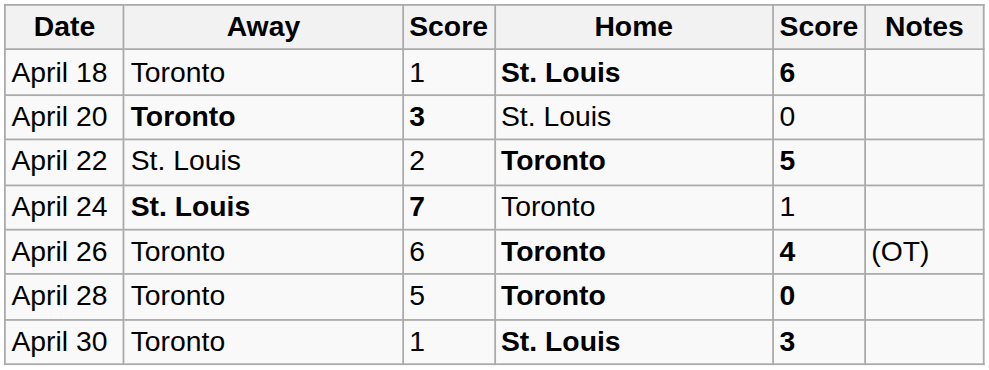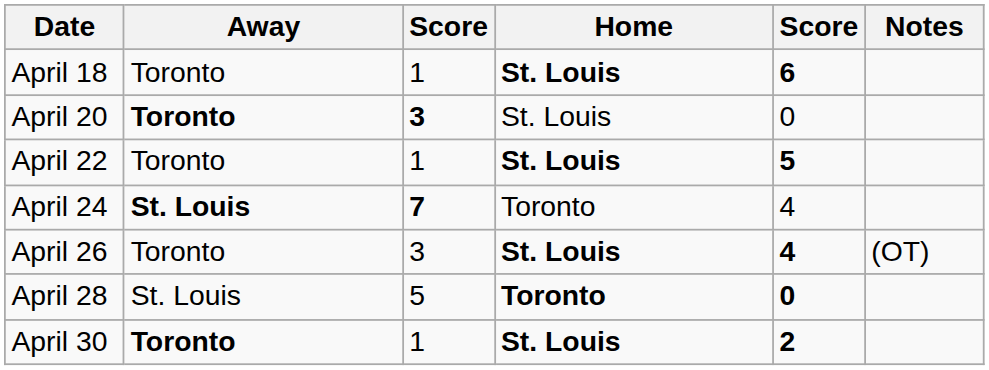(186, 161) St. Louis -> (178, 161) Toronto
(417, 161) 2 -> (417, 161) 1
(553, 161) Toronto -> (561, 161) St. Louis
(787, 206) 1 -> (787, 206) 4
(417, 251) 6 -> (417, 251) 3
(553, 251) Toronto -> (561, 251) St. Louis
(178, 296) Toronto -> (186, 296) St. Louis
(178, 341) normal -> (183, 341) bold
(787, 341) 3 -> (787, 341) 2
